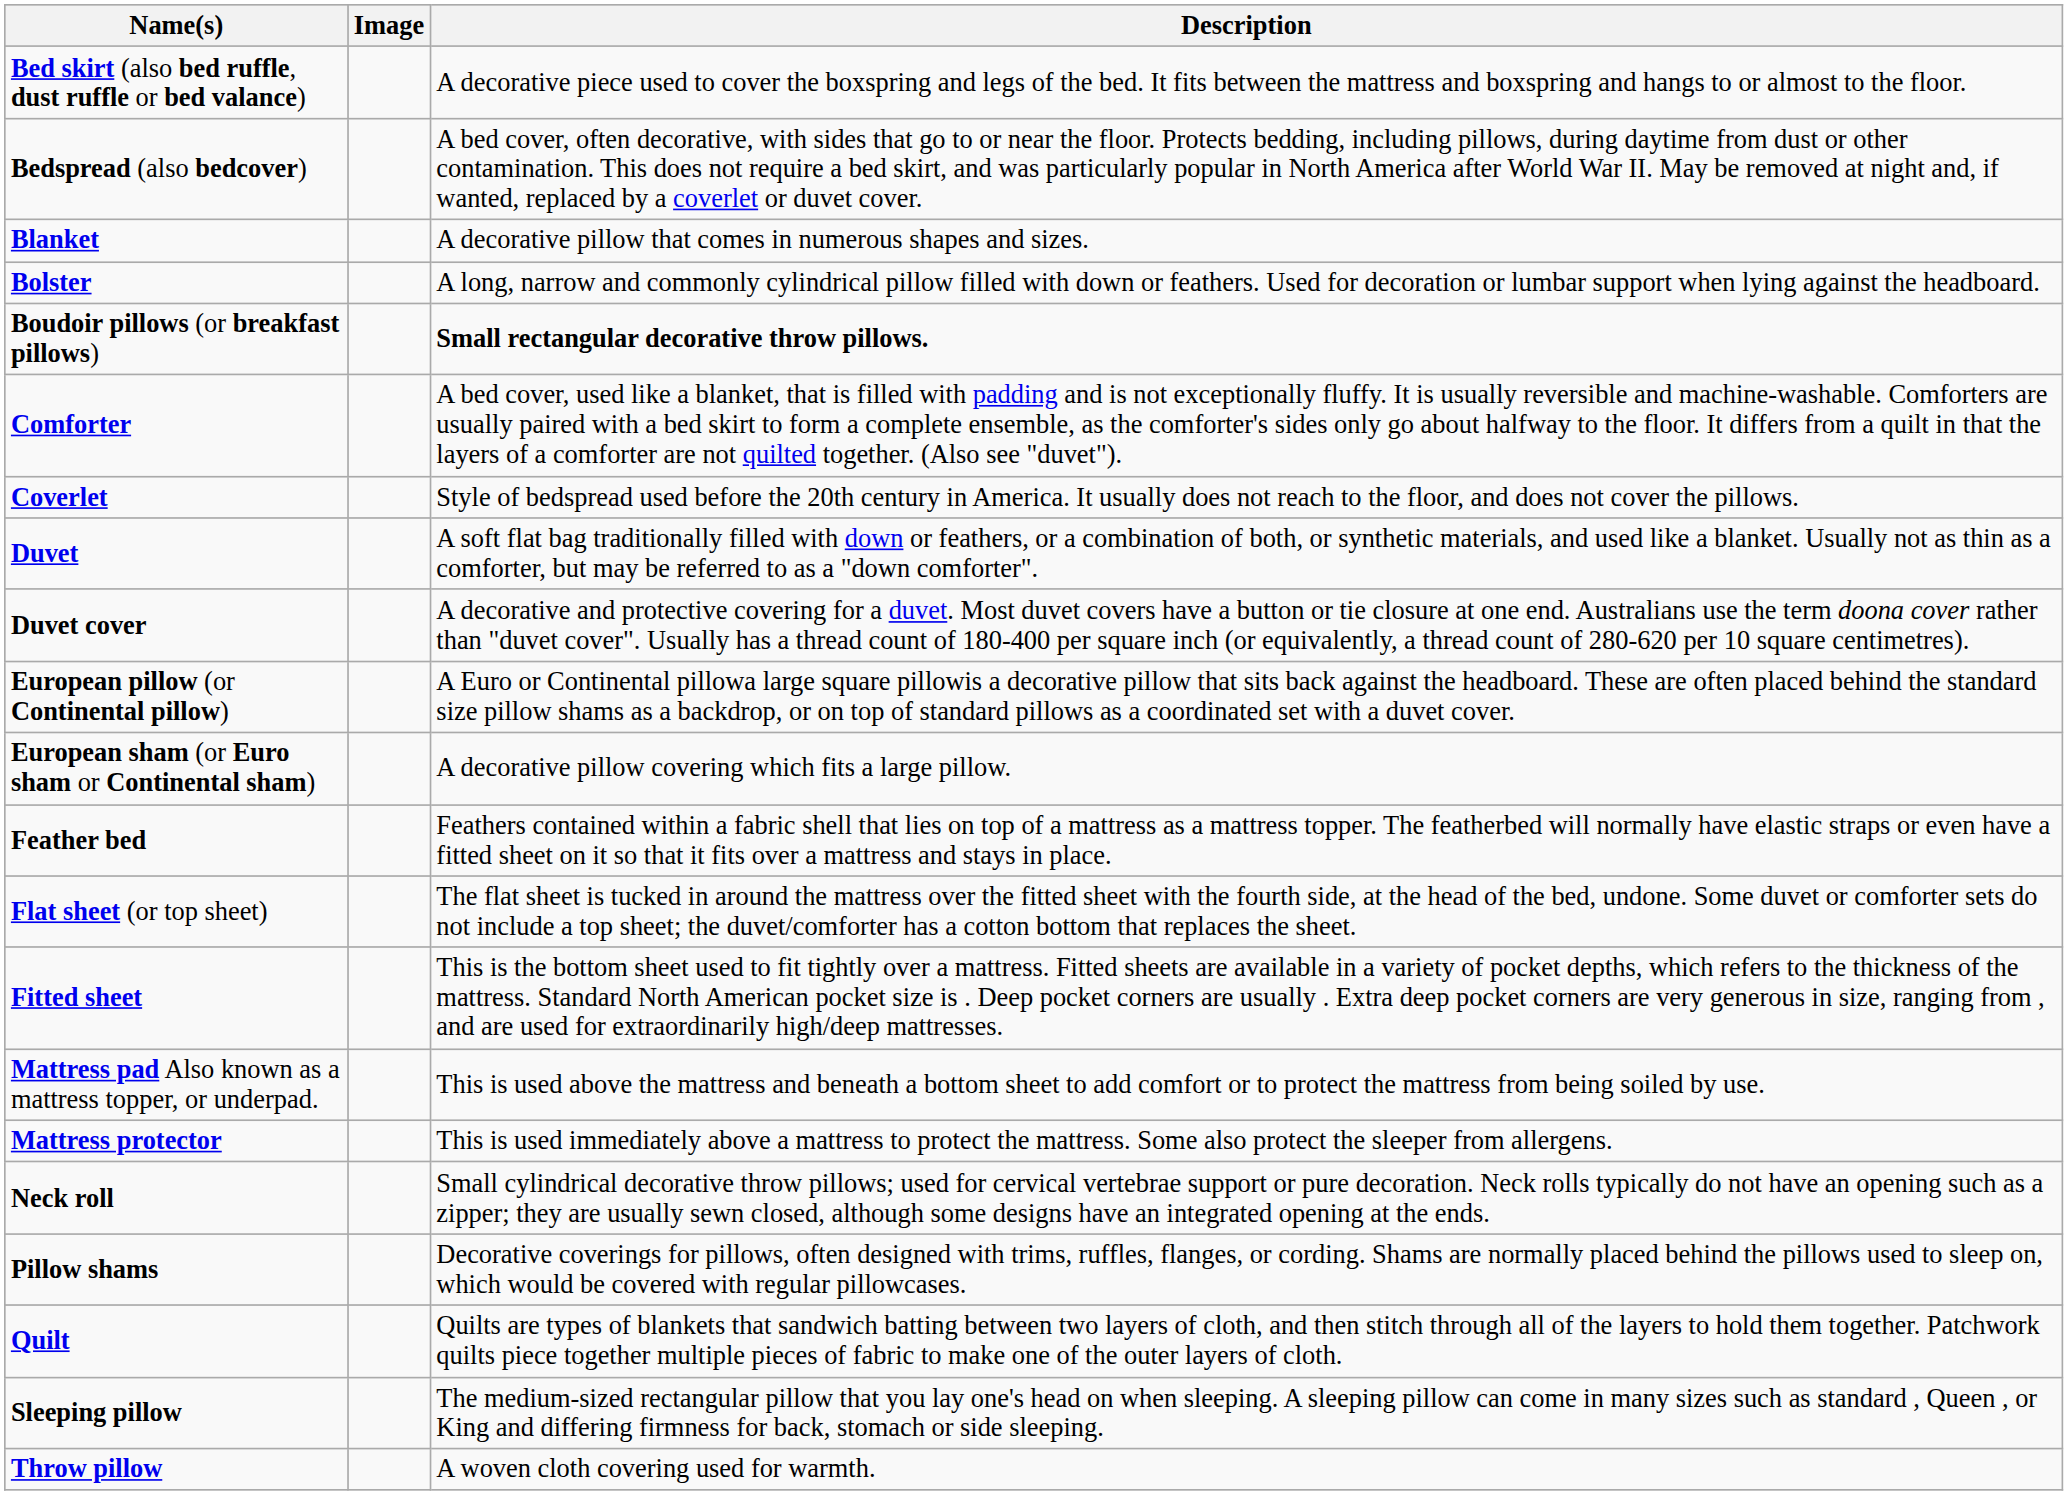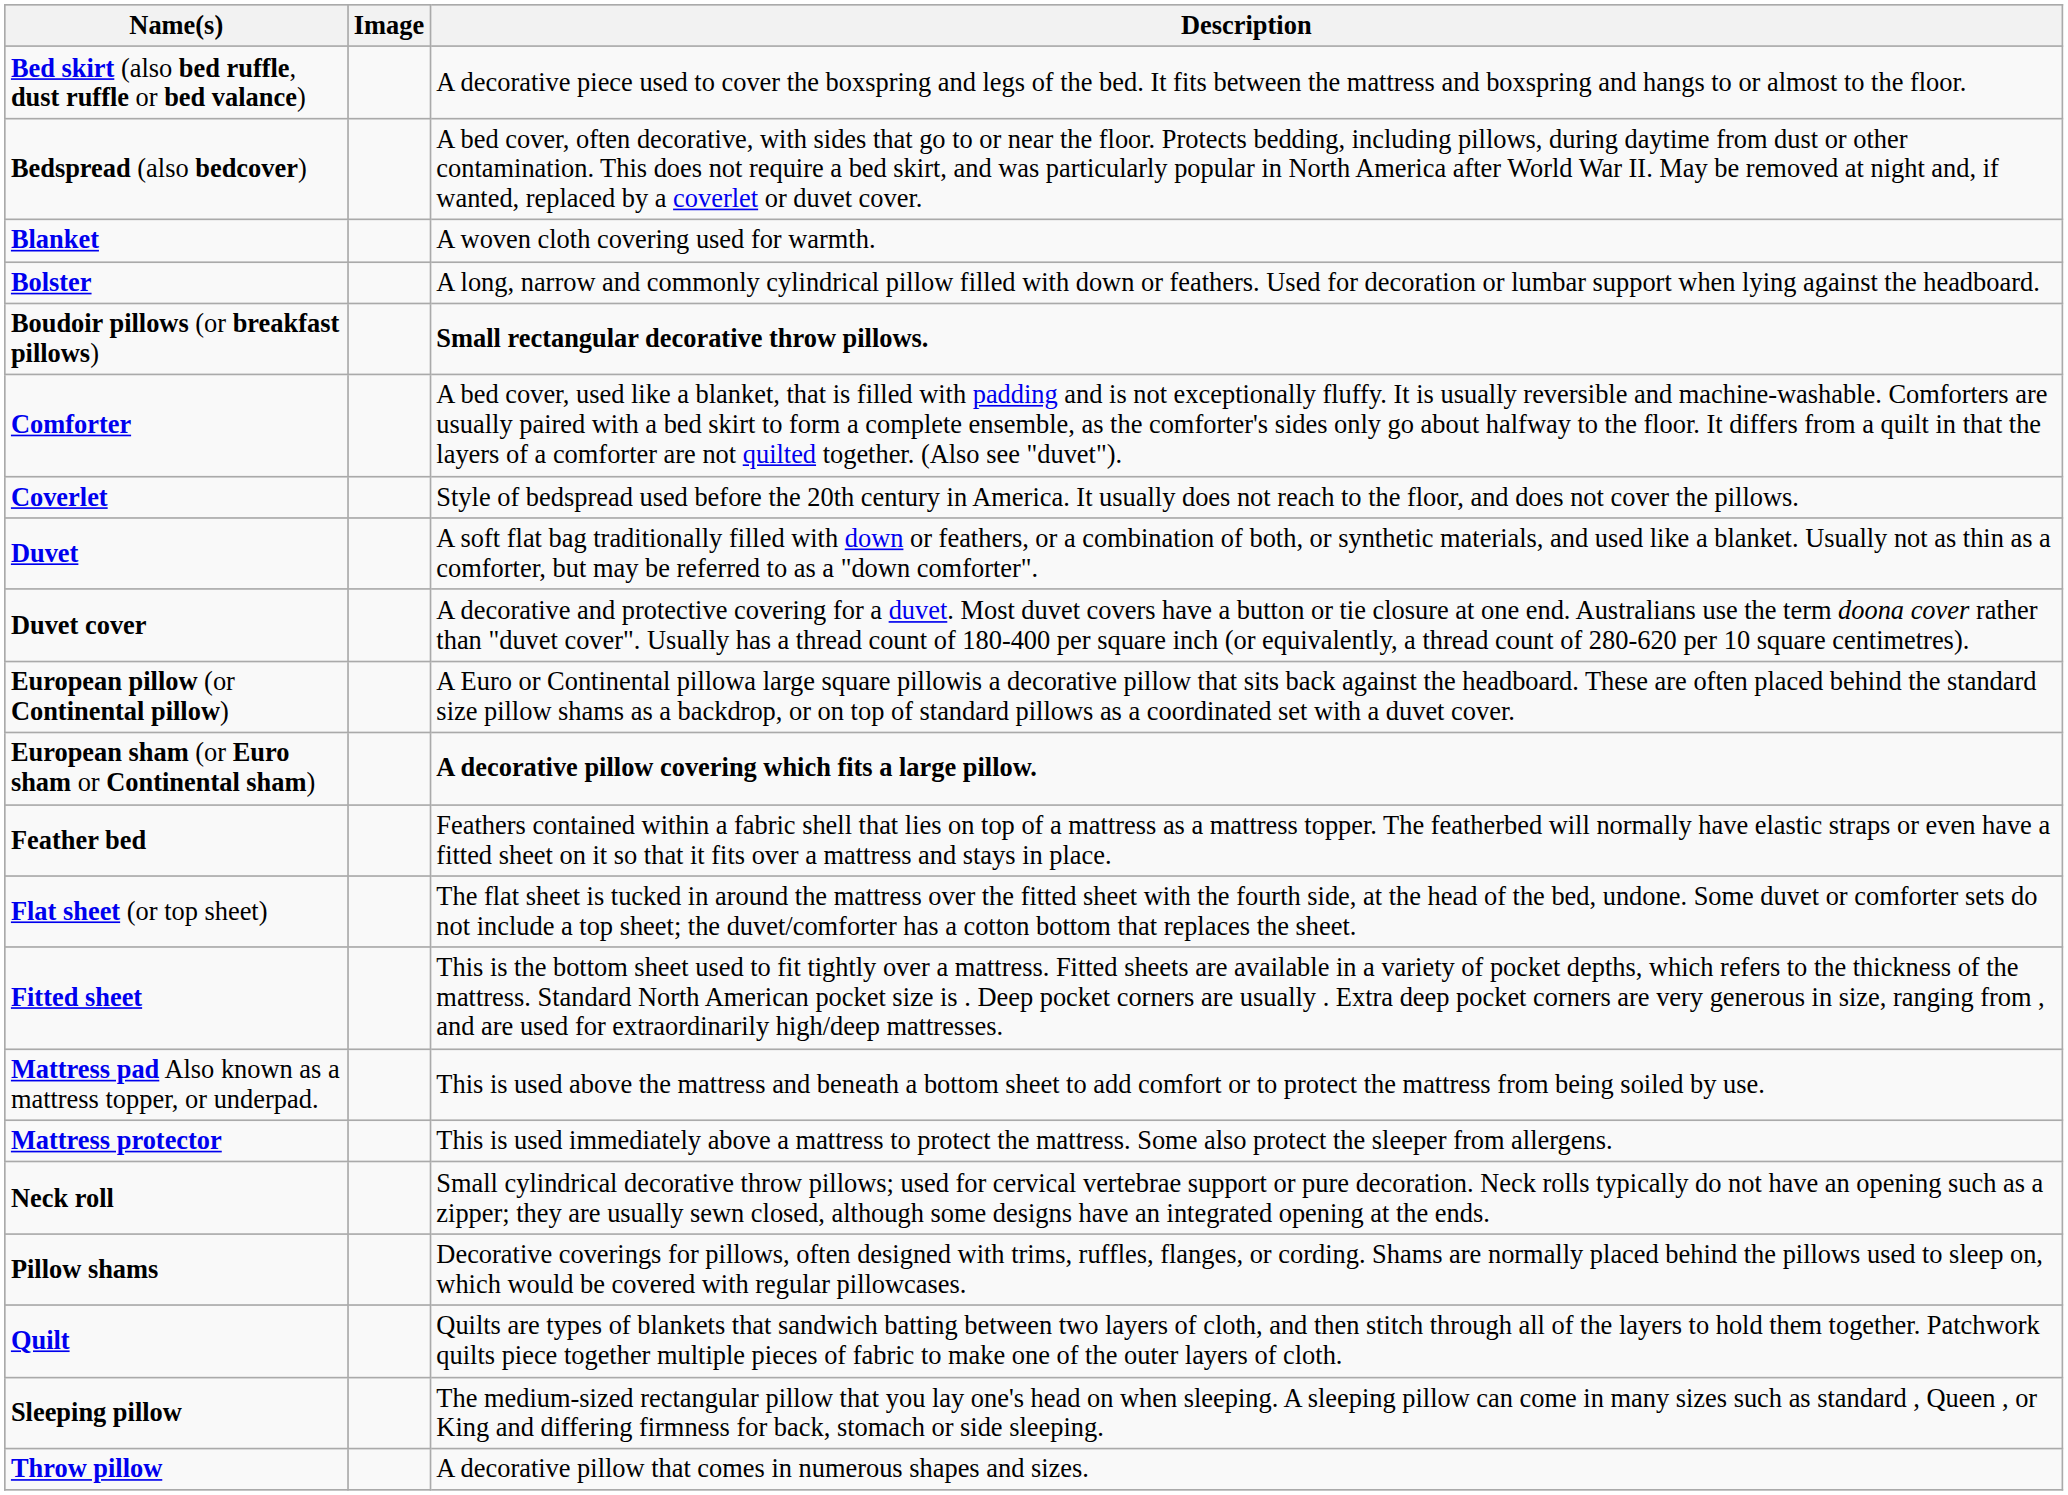(763, 240) A decorative pillow that comes in numerous shapes and sizes. -> (656, 240) A woven cloth covering used for warmth.
(724, 768) normal -> (737, 768) bold
(656, 1468) A woven cloth covering used for warmth. -> (763, 1468) A decorative pillow that comes in numerous shapes and sizes.
